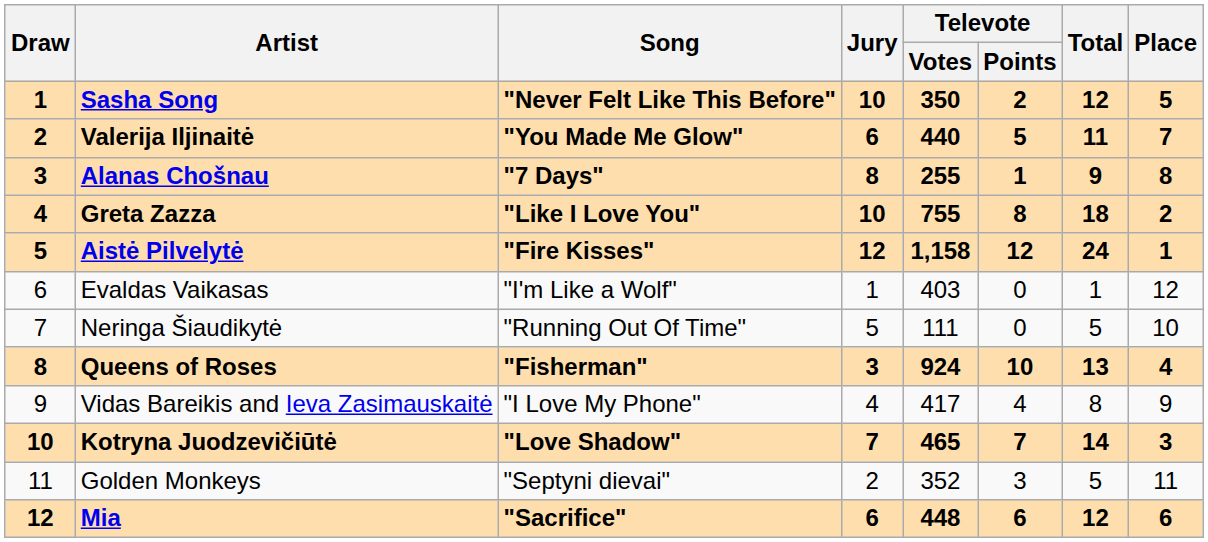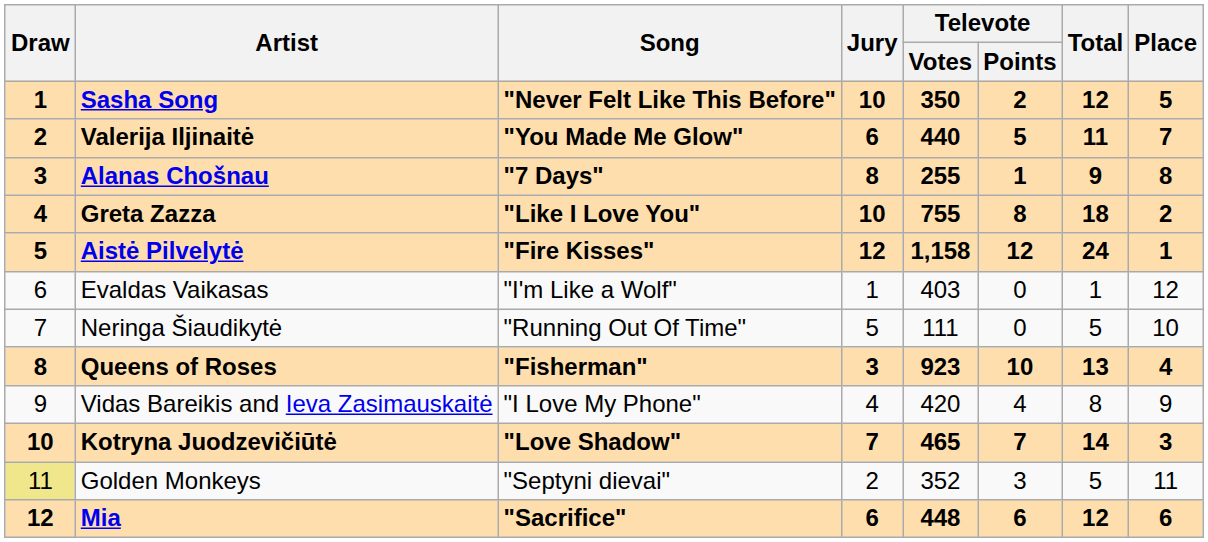(940, 366) 924 -> (940, 366) 923
(940, 404) 417 -> (940, 404) 420
(40, 480) no background -> (40, 480) khaki background
